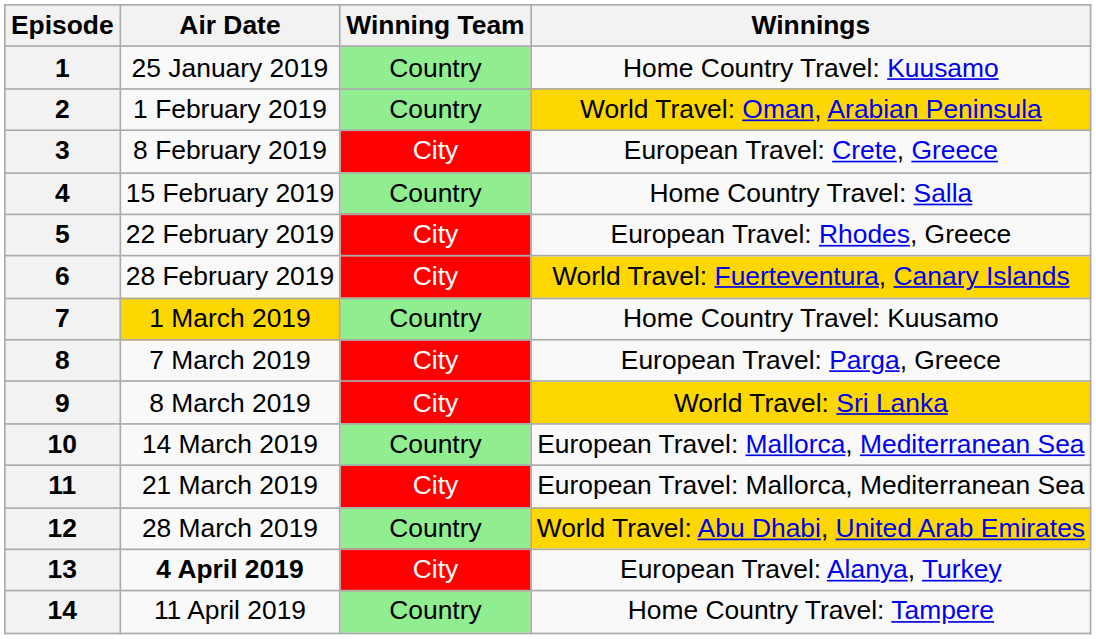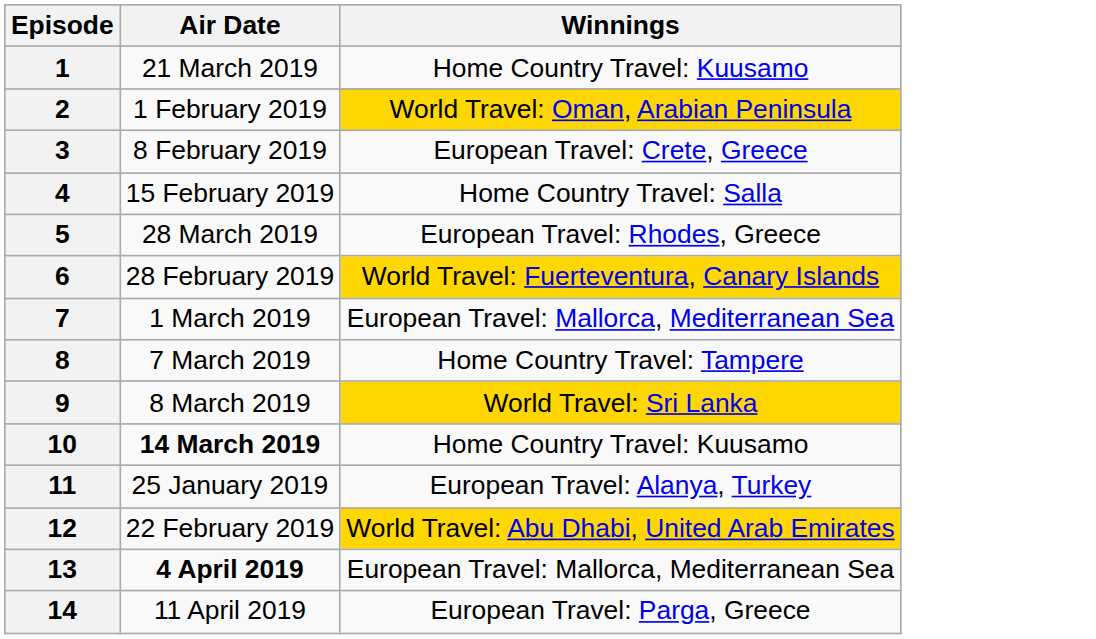- column: (435, 25)
(230, 67) 25 January 2019 -> (230, 67) 21 March 2019
(230, 234) 22 February 2019 -> (230, 234) 28 March 2019
(230, 318) gold background -> (230, 318) no background
(811, 318) Home Country Travel: Kuusamo -> (621, 318) European Travel: Mallorca, Mediterranean Sea
(811, 360) European Travel: Parga, Greece -> (620, 360) Home Country Travel: Tampere
(230, 444) normal -> (230, 444) bold
(811, 444) European Travel: Mallorca, Mediterranean Sea -> (621, 444) Home Country Travel: Kuusamo
(230, 485) 21 March 2019 -> (230, 485) 25 January 2019
(811, 485) European Travel: Mallorca, Mediterranean Sea -> (620, 485) European Travel: Alanya, Turkey
(230, 527) 28 March 2019 -> (230, 527) 22 February 2019
(811, 569) European Travel: Alanya, Turkey -> (620, 569) European Travel: Mallorca, Mediterranean Sea
(811, 611) Home Country Travel: Tampere -> (620, 611) European Travel: Parga, Greece
